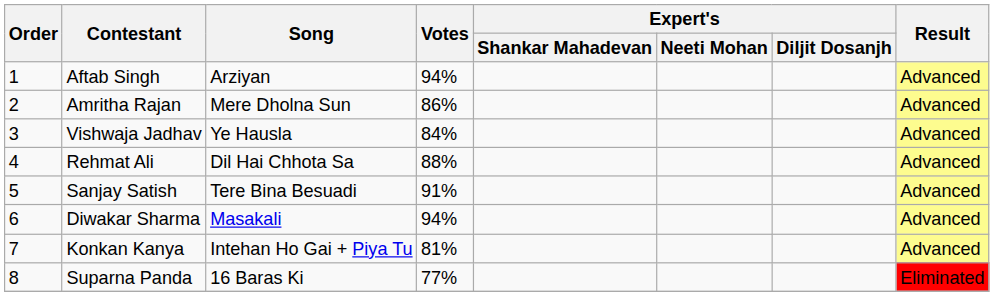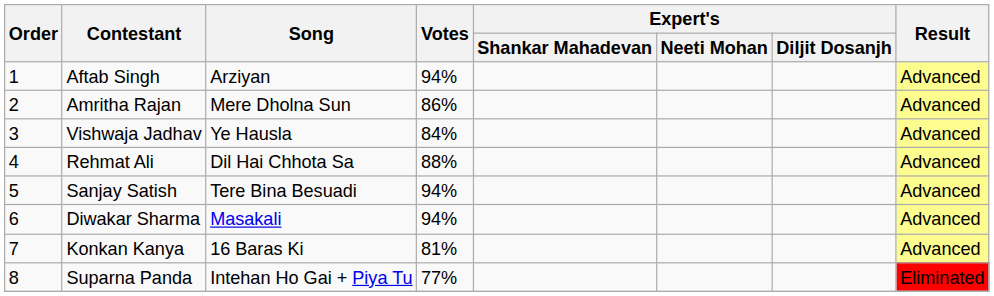(439, 191) 91% -> (439, 191) 94%
(311, 248) Intehan Ho Gai + Piya Tu -> (257, 248) 16 Baras Ki
(257, 277) 16 Baras Ki -> (311, 277) Intehan Ho Gai + Piya Tu
